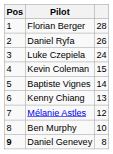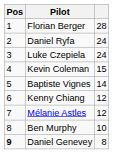(102, 41) 26 -> (102, 41) 24
(102, 98) 13 -> (102, 98) 12
